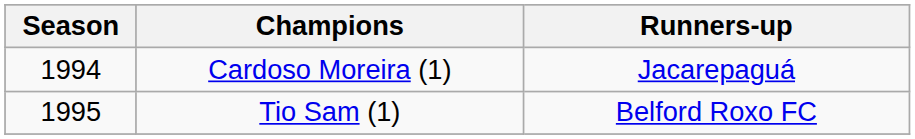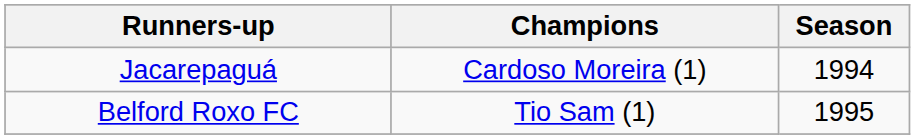columns swapped: (71, 26) <-> (716, 26)
